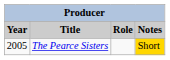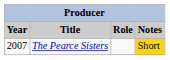(17, 47) 2005 -> (17, 47) 2007
